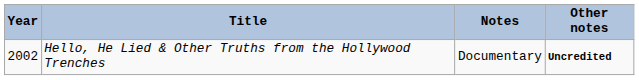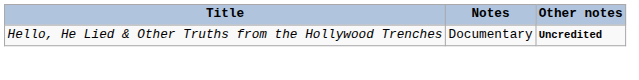- column: (23, 22)
